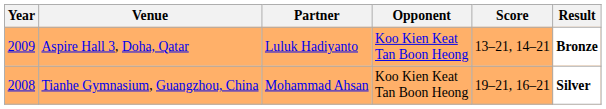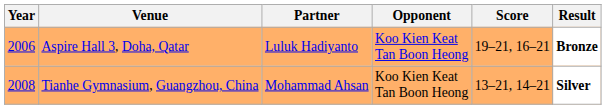(21, 46) 2009 -> (21, 46) 2006
(512, 46) 13–21, 14–21 -> (512, 46) 19–21, 16–21
(512, 85) 19–21, 16–21 -> (512, 85) 13–21, 14–21
